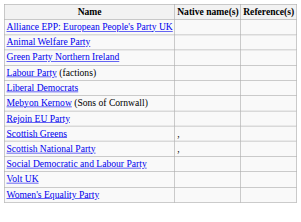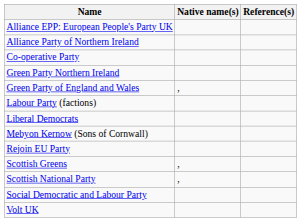+ row: (73, 42)
- row: (48, 42)
+ row: (43, 57)
+ row: (73, 88)
- row: (53, 194)
